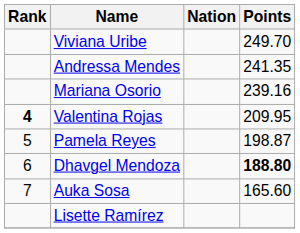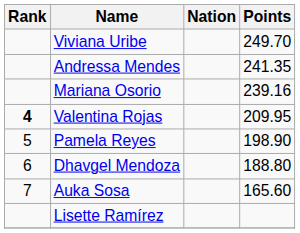(267, 141) 198.87 -> (267, 141) 198.90
(267, 166) bold -> (267, 166) normal
